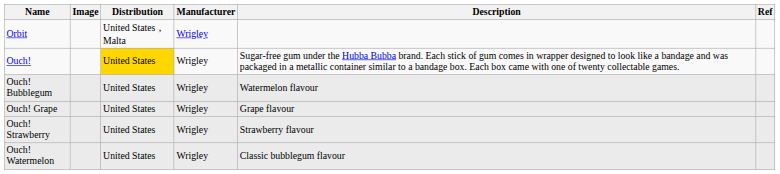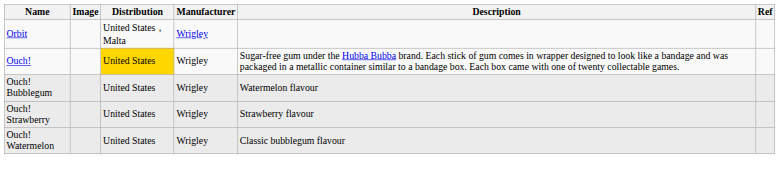- row: (32, 108)
